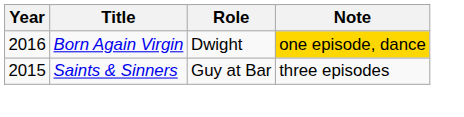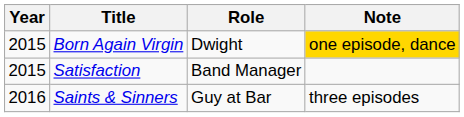(27, 44) 2016 -> (27, 44) 2015
+ row: (97, 71)
(27, 71) 2015 -> (27, 97) 2016
